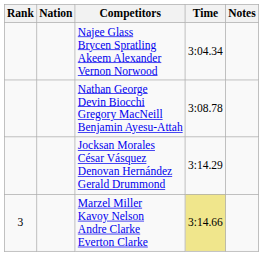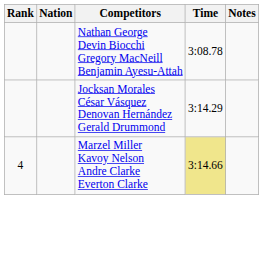- row: (120, 51)
(20, 222) 3 -> (20, 165) 4
